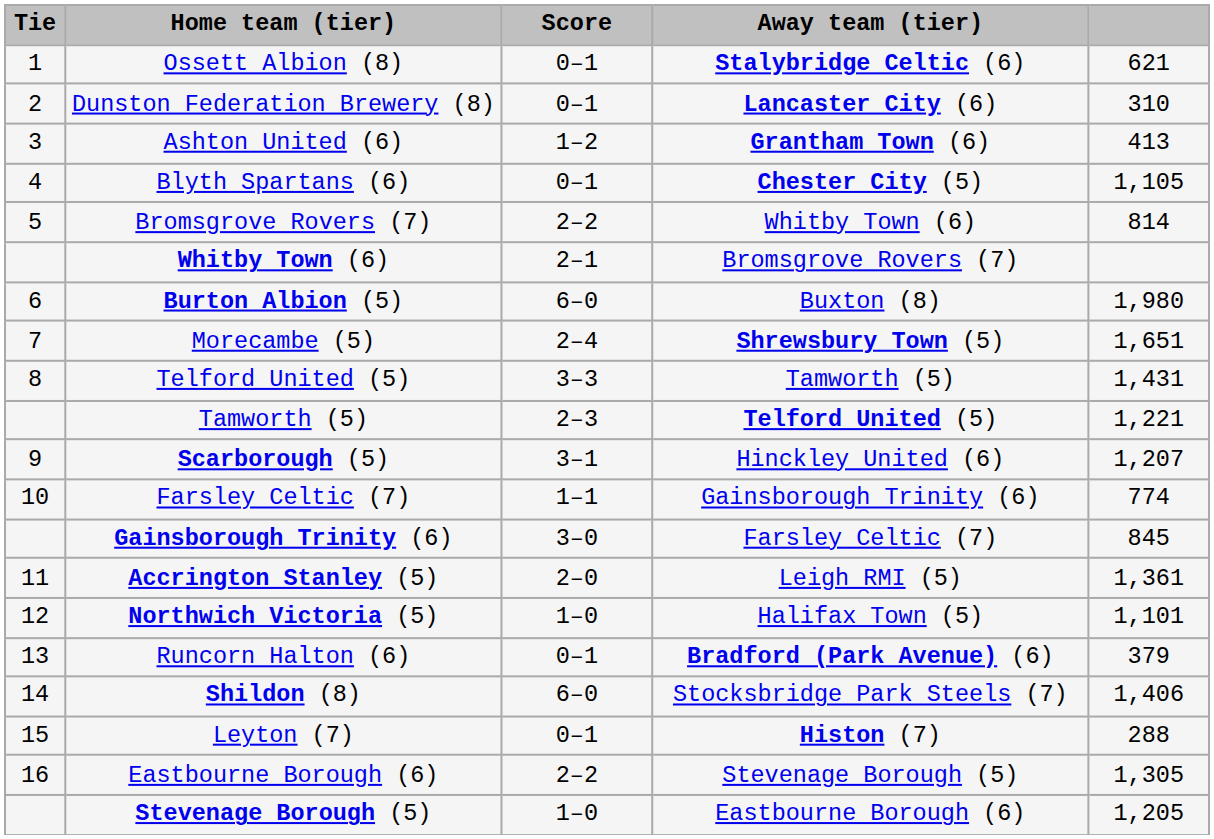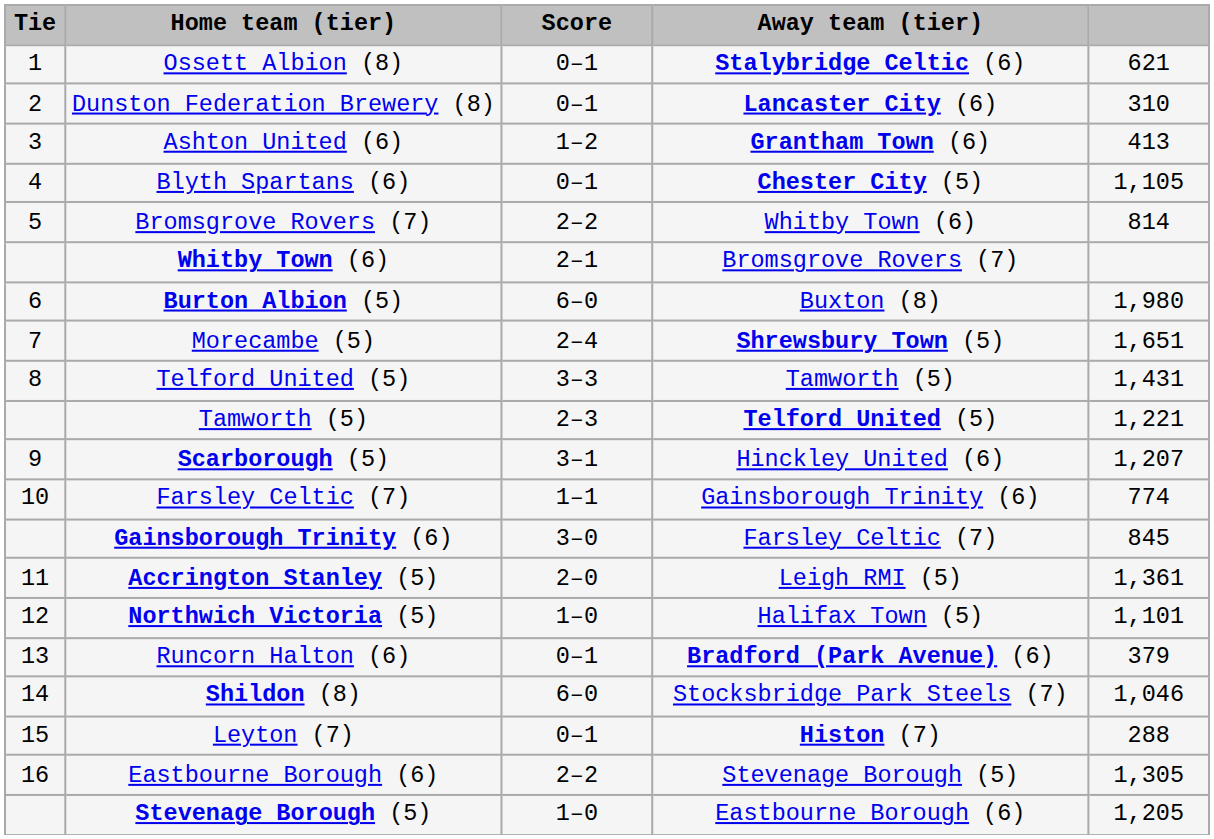(1149, 696) 1,406 -> (1149, 696) 1,046
